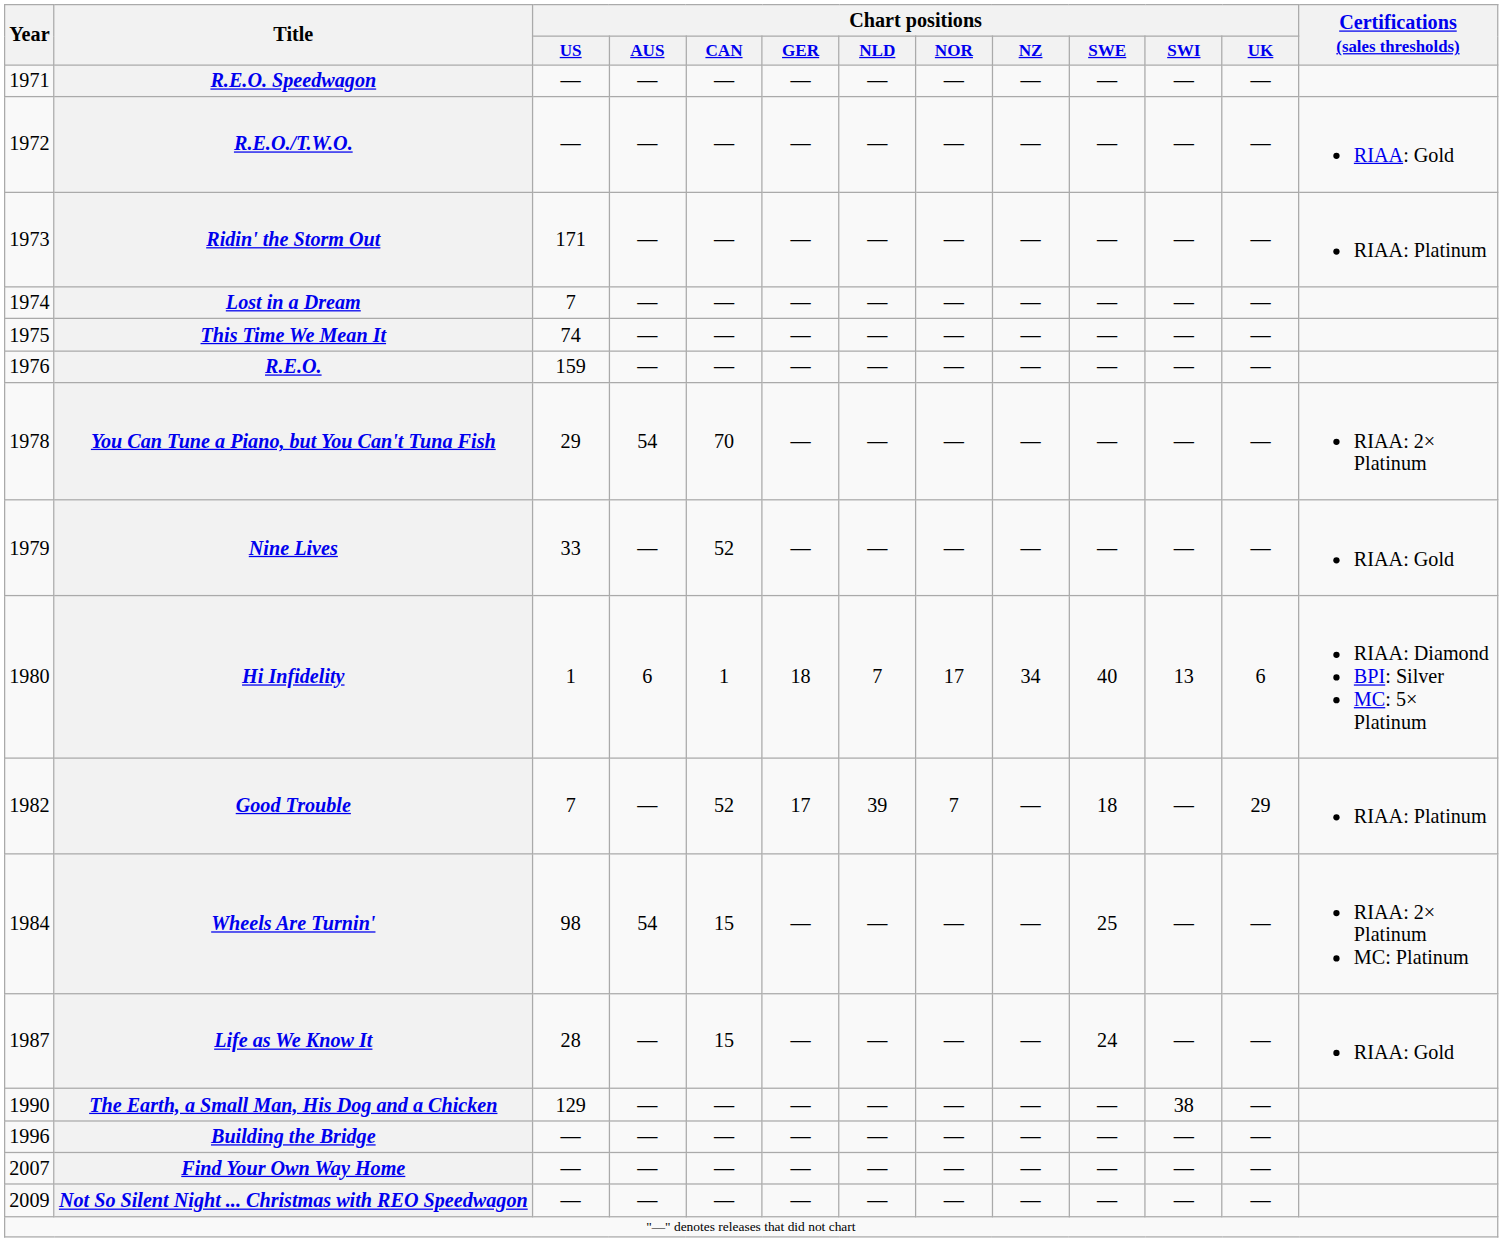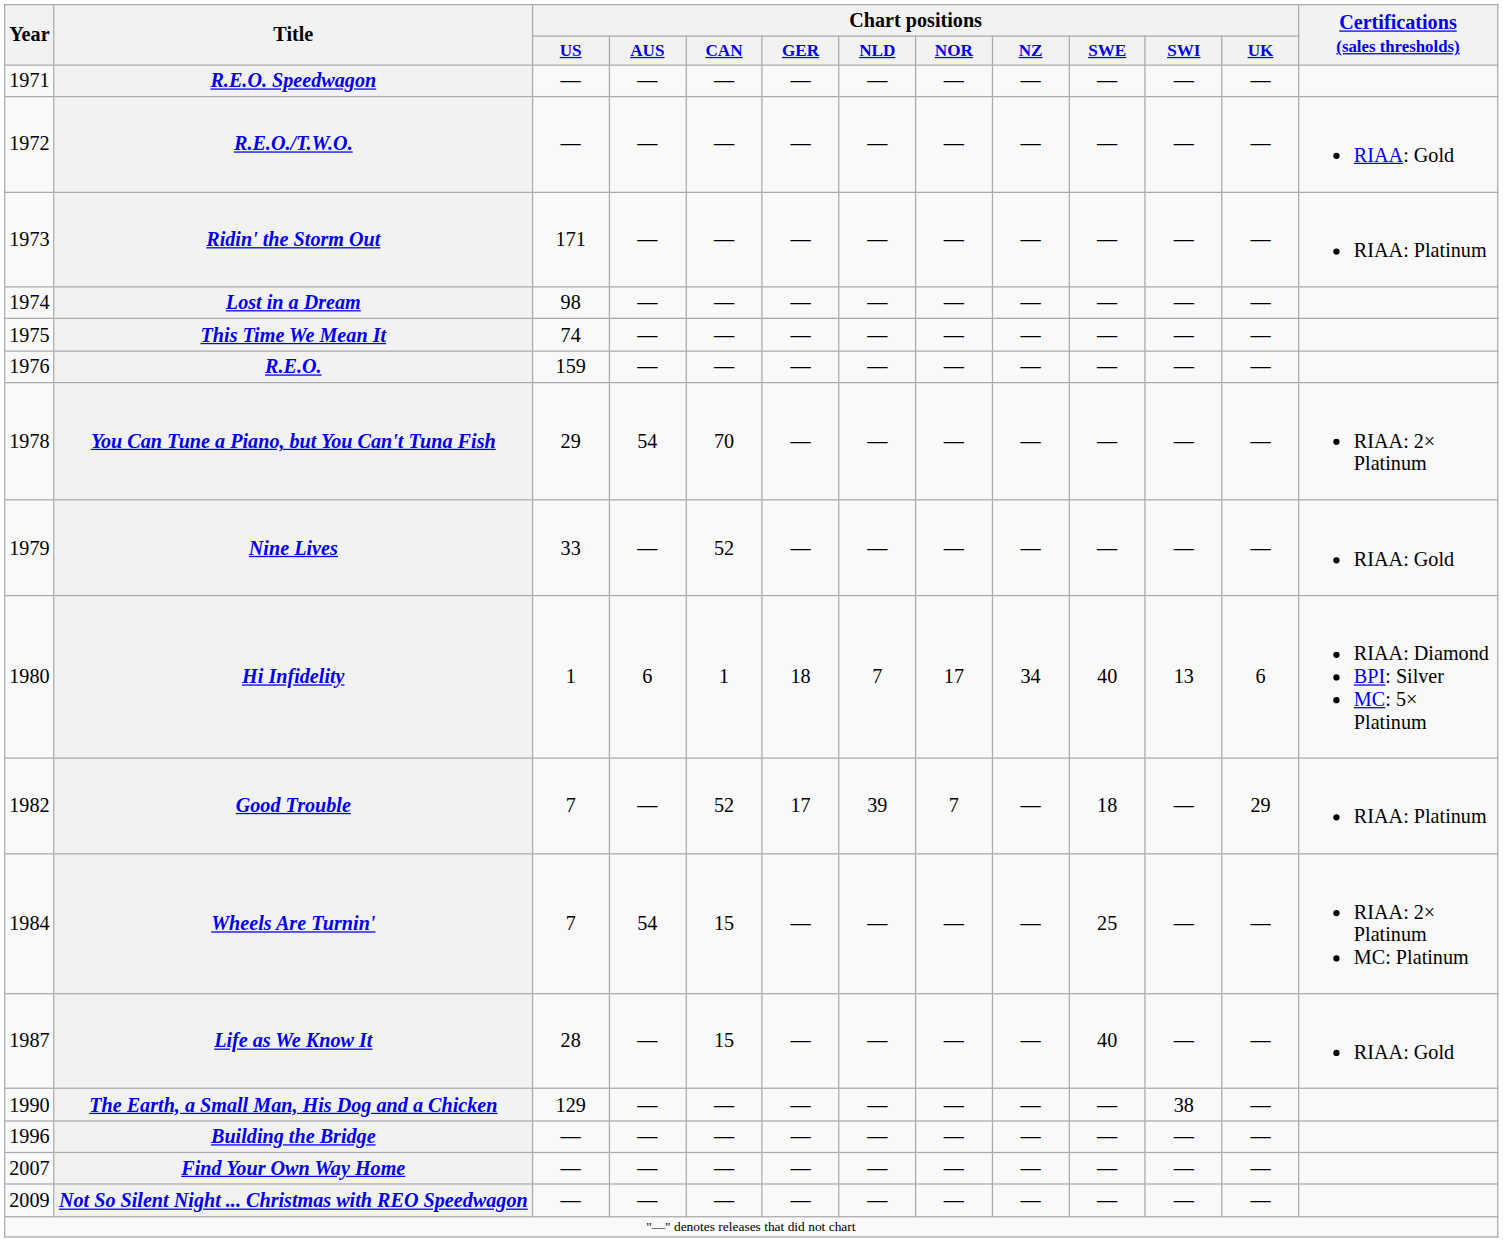(571, 302) 7 -> (571, 302) 98
(571, 923) 98 -> (571, 923) 7
(1107, 1041) 24 -> (1107, 1041) 40
